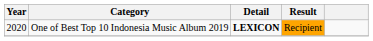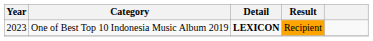(17, 28) 2020 -> (17, 28) 2023
